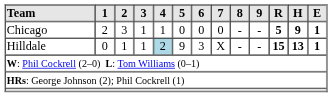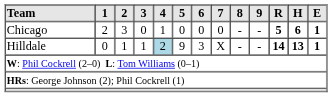(143, 29) 1 -> (143, 29) 0
(298, 29) 9 -> (298, 29) 6
(278, 46) 15 -> (278, 46) 14
